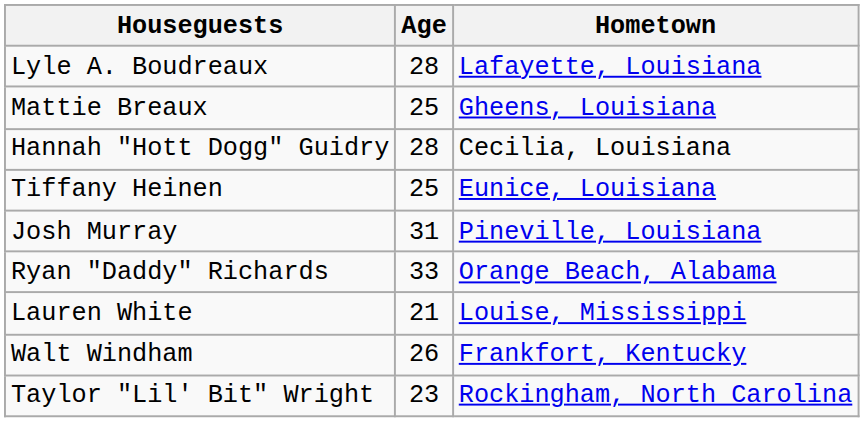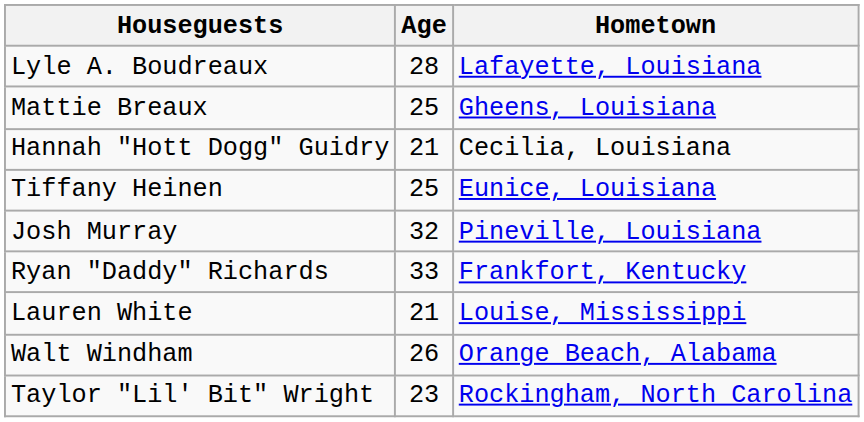(424, 149) 28 -> (424, 149) 21
(424, 231) 31 -> (424, 231) 32
(618, 272) Orange Beach, Alabama -> (603, 272) Frankfort, Kentucky
(603, 354) Frankfort, Kentucky -> (618, 354) Orange Beach, Alabama
